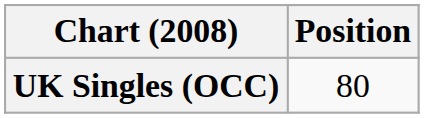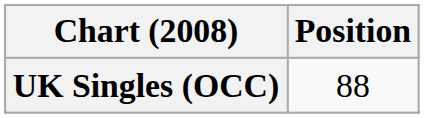(353, 84) 80 -> (353, 84) 88
